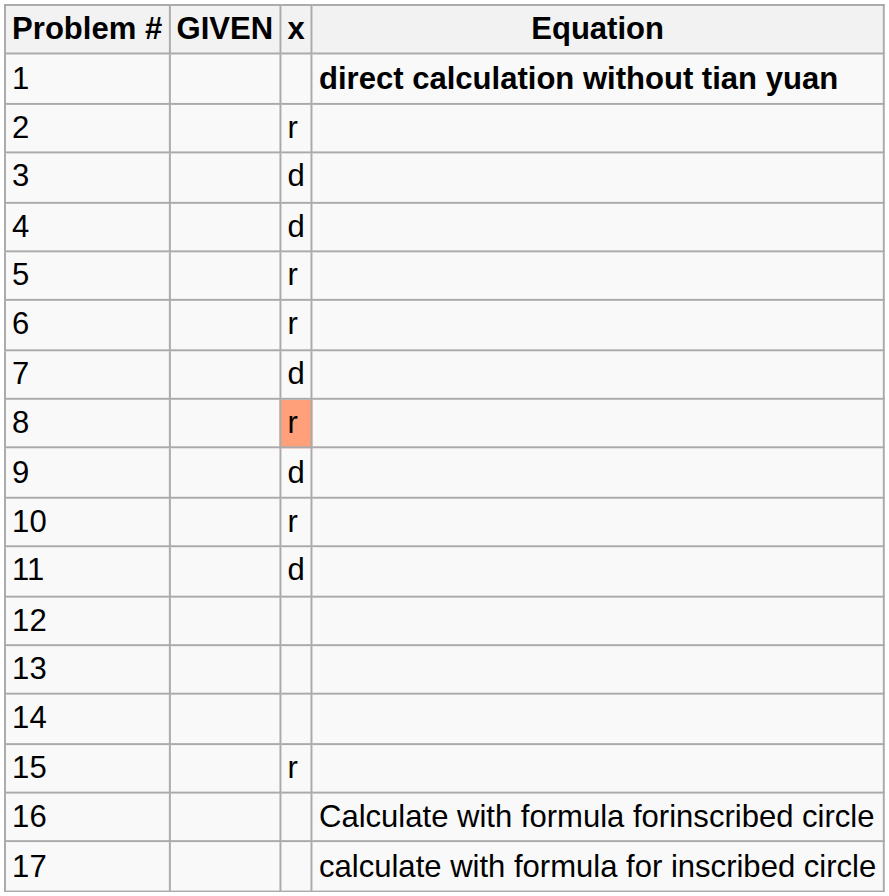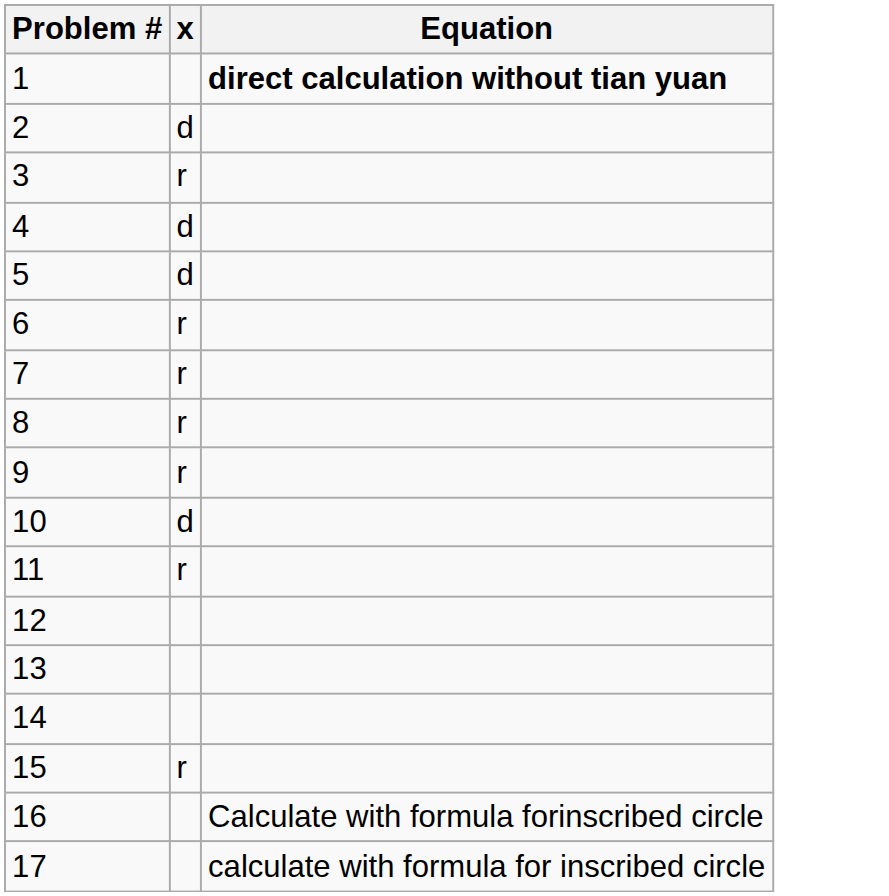- column: (225, 29)
(293, 127) r -> (185, 127) d
(296, 176) d -> (182, 176) r
(293, 275) r -> (185, 275) d
(296, 373) d -> (182, 373) r
(293, 422) lightsalmon background -> (182, 422) no background
(296, 472) d -> (182, 472) r
(293, 521) r -> (185, 521) d
(296, 570) d -> (182, 570) r
